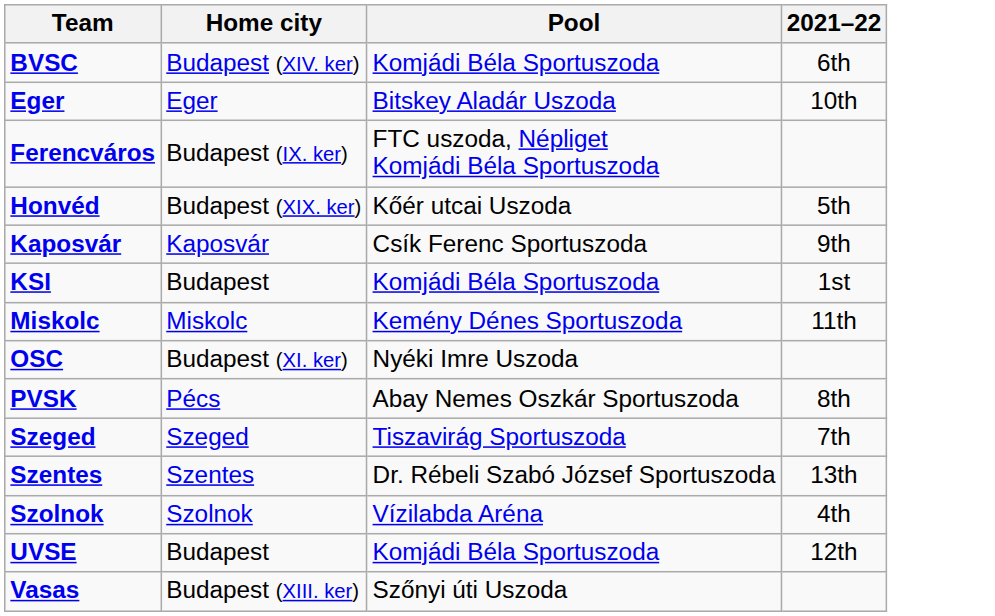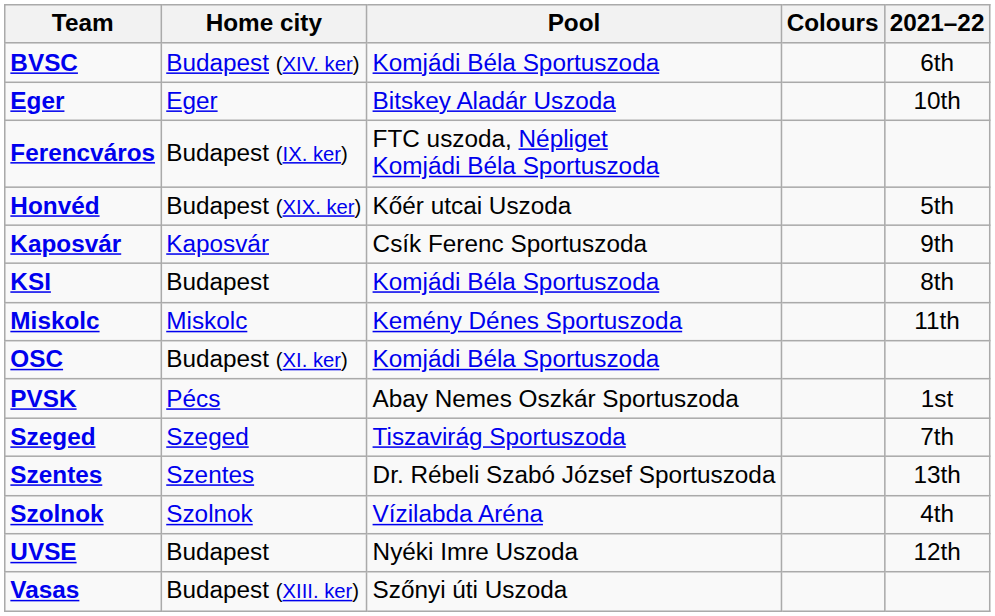+ column: (833, 23)
(834, 282) 1st -> (937, 282) 8th
(475, 359) Nyéki Imre Uszoda -> (516, 359) Komjádi Béla Sportuszoda
(834, 398) 8th -> (937, 398) 1st
(516, 552) Komjádi Béla Sportuszoda -> (475, 552) Nyéki Imre Uszoda
